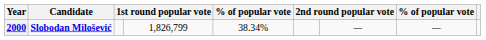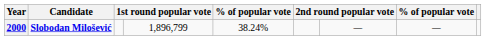(168, 27) 1,826,799 -> (168, 27) 1,896,799
(253, 27) 38.34% -> (253, 27) 38.24%
